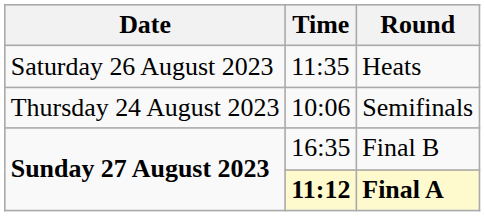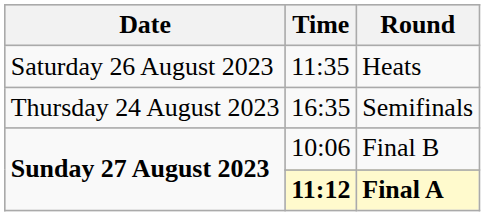(321, 107) 10:06 -> (321, 107) 16:35
(321, 148) 16:35 -> (321, 148) 10:06
